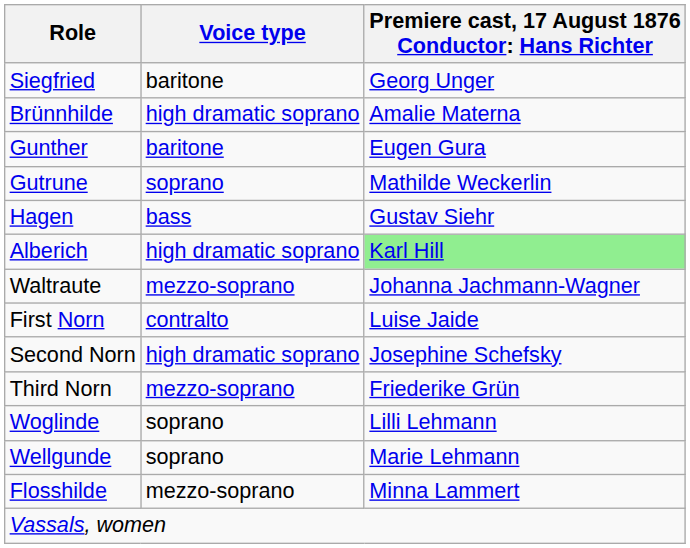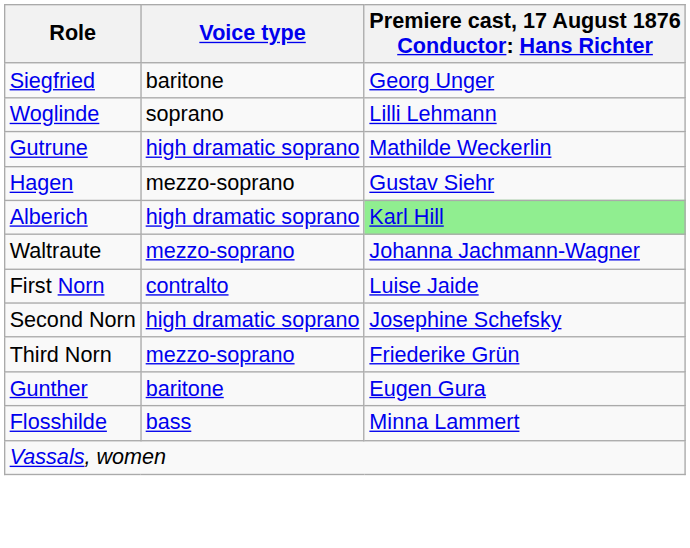- row: (61, 114)
rows swapped: (49, 148) <-> (54, 422)
(185, 182) soprano -> (253, 148) high dramatic soprano
(168, 217) bass -> (220, 182) mezzo-soprano
- row: (60, 457)
(220, 491) mezzo-soprano -> (168, 422) bass
